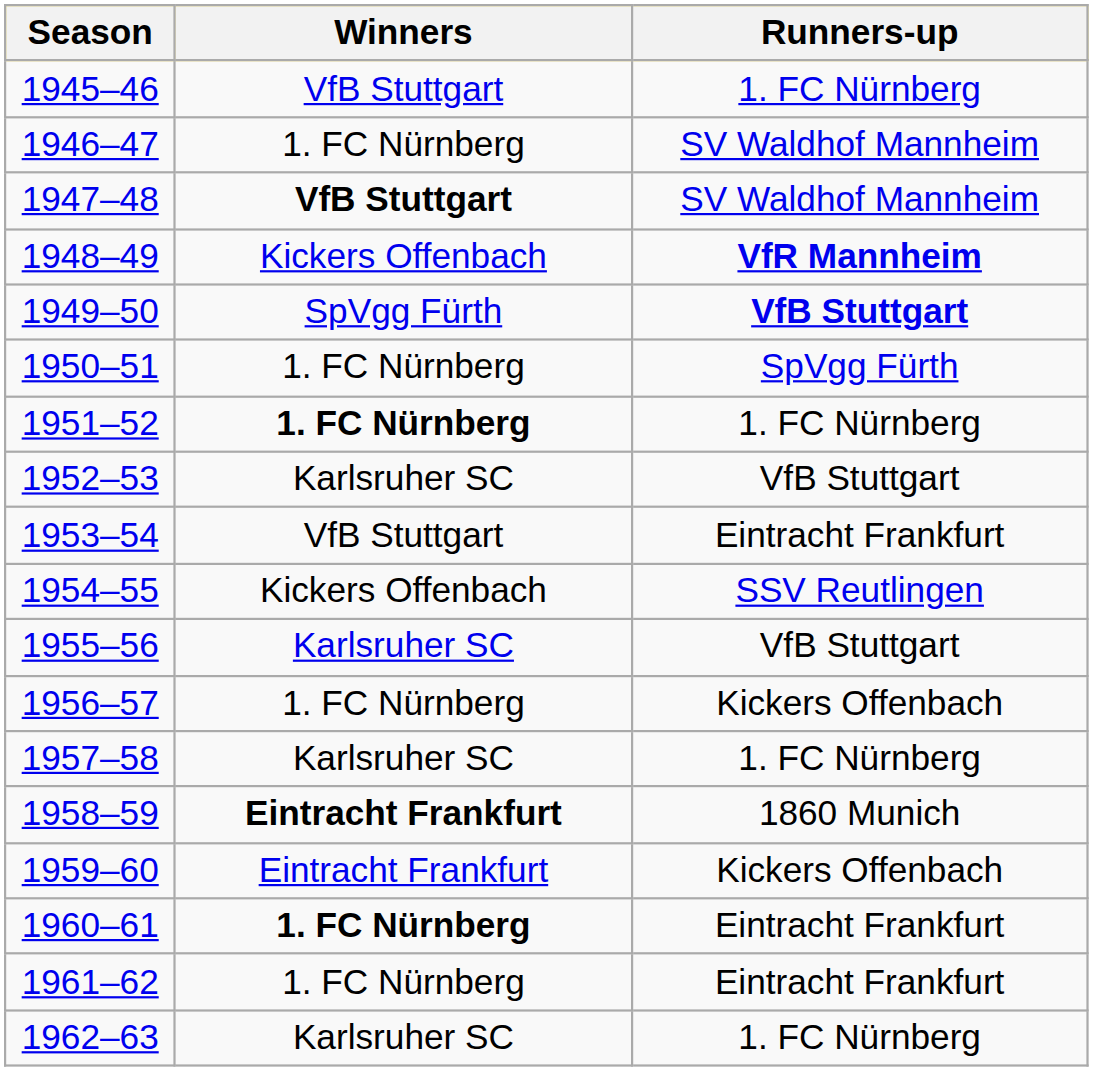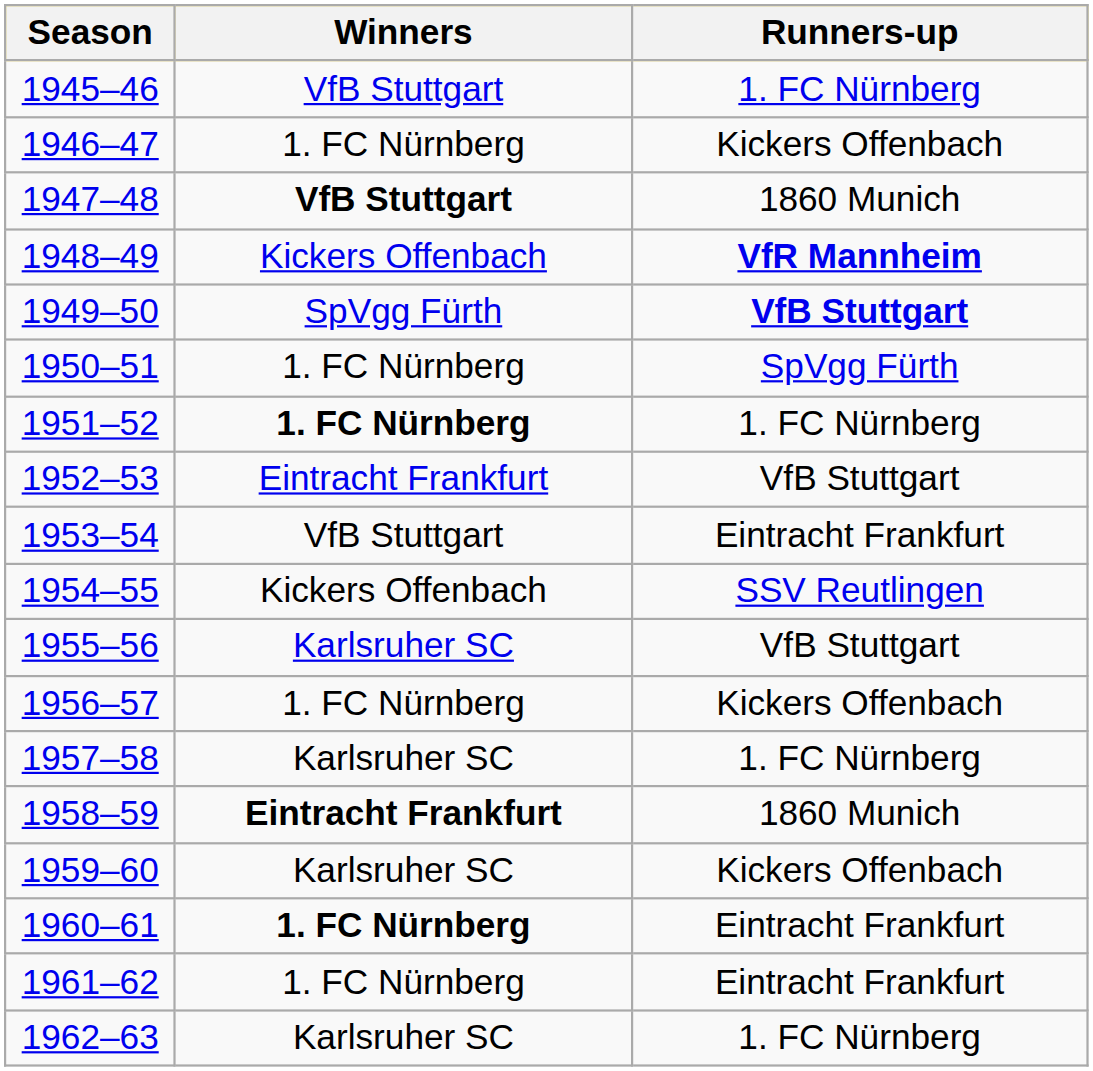(860, 144) SV Waldhof Mannheim -> (860, 144) Kickers Offenbach
(860, 199) SV Waldhof Mannheim -> (860, 199) 1860 Munich
(403, 479) Karlsruher SC -> (403, 479) Eintracht Frankfurt
(403, 869) Eintracht Frankfurt -> (403, 869) Karlsruher SC
